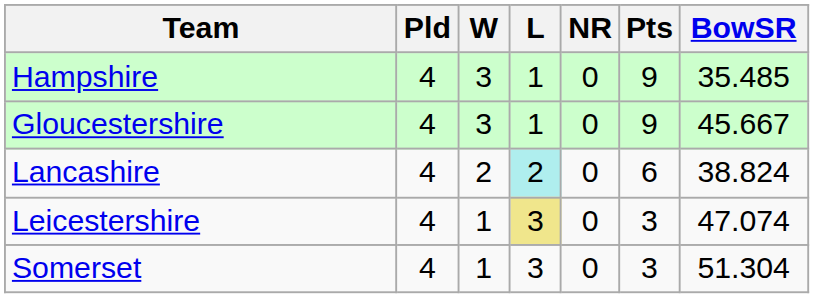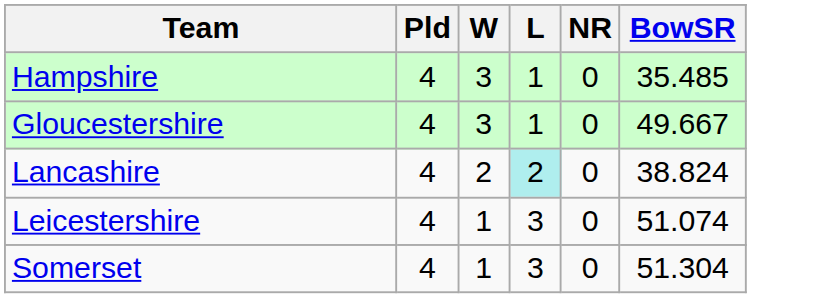- column: (649, 28)
(744, 124) 45.667 -> (683, 124) 49.667
(535, 220) khaki background -> (535, 220) no background
(744, 220) 47.074 -> (683, 220) 51.074
